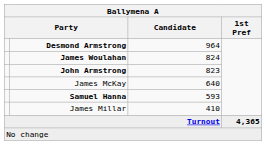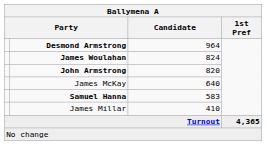(213, 71) 823 -> (213, 71) 820
(213, 96) 593 -> (213, 96) 583
